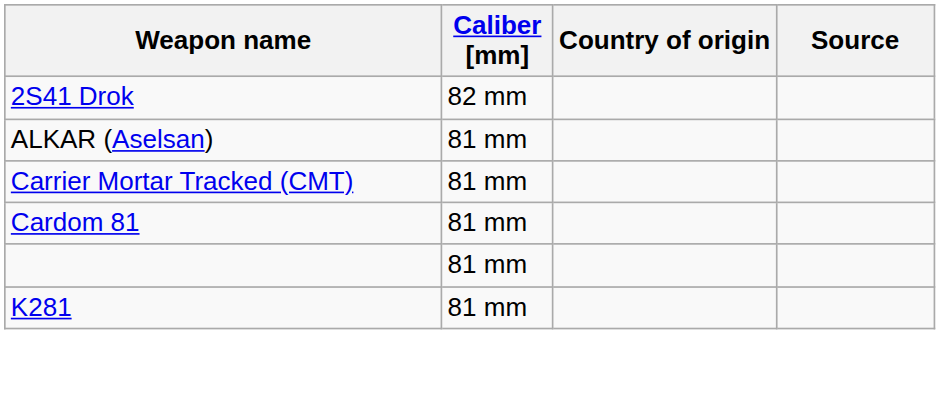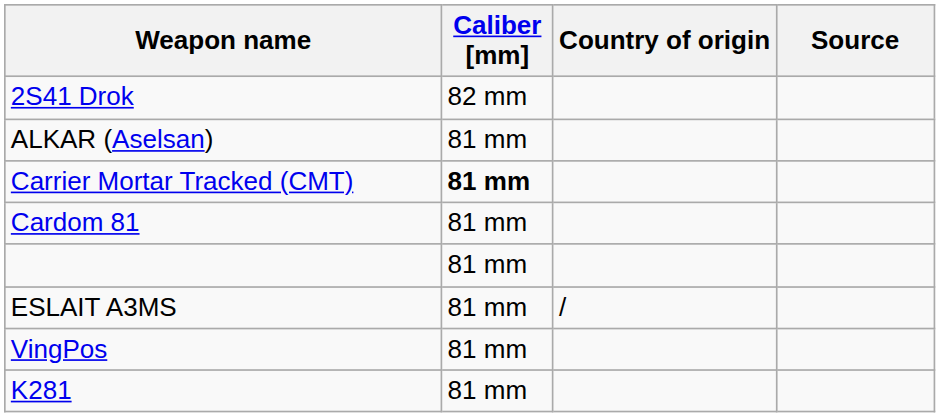(487, 180) normal -> (489, 180) bold
+ row: (94, 306)
+ row: (59, 348)
